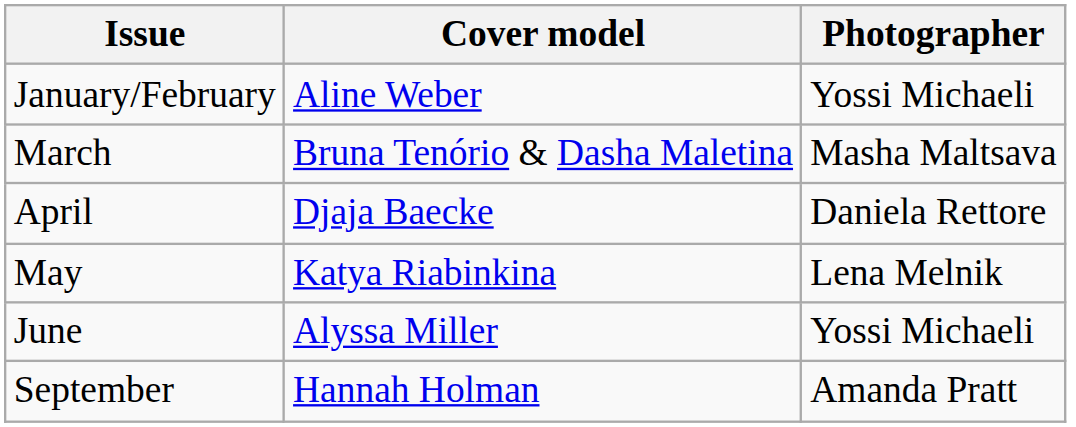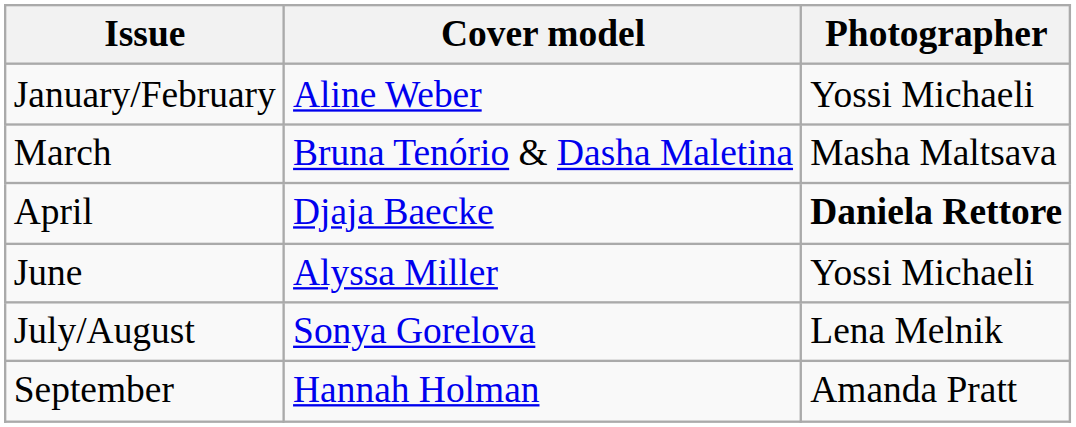(928, 212) normal -> (936, 212) bold
- row: (48, 271)
+ row: (104, 331)
